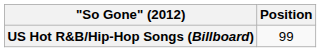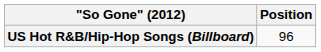(286, 36) 99 -> (286, 36) 96
